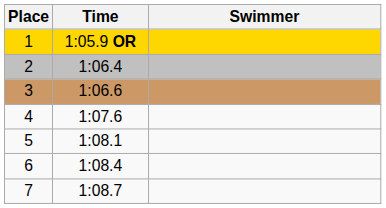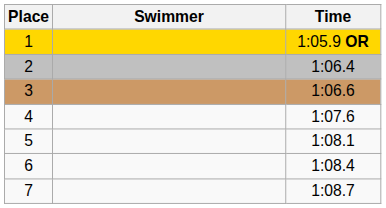columns swapped: (264, 16) <-> (100, 16)
